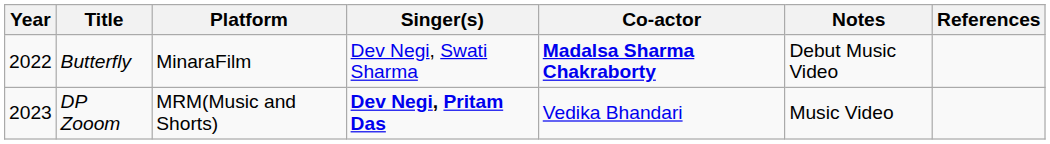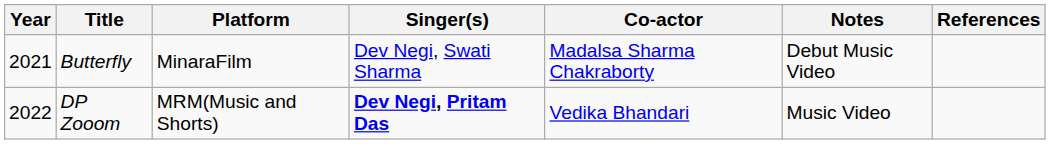(30, 60) 2022 -> (30, 60) 2021
(619, 60) bold -> (622, 60) normal
(30, 113) 2023 -> (30, 113) 2022
